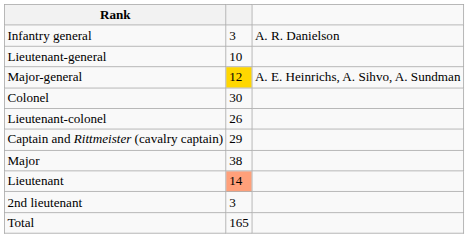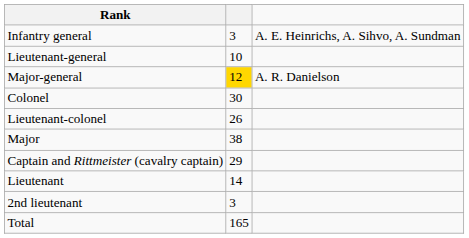(297, 35) A. R. Danielson -> (358, 35) A. E. Heinrichs, A. Sihvo, A. Sundman
(358, 77) A. E. Heinrichs, A. Sihvo, A. Sundman -> (297, 77) A. R. Danielson
rows swapped: (23, 160) <-> (115, 139)
(236, 181) lightsalmon background -> (236, 181) no background
